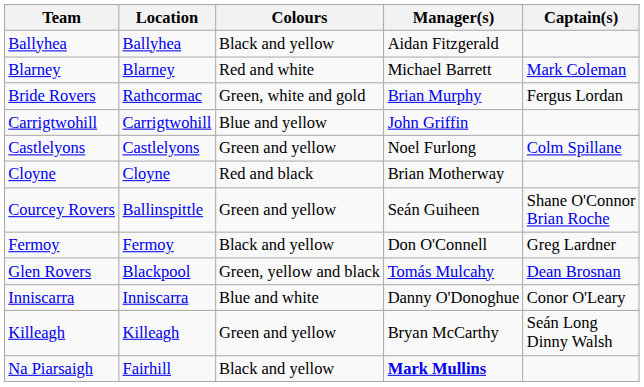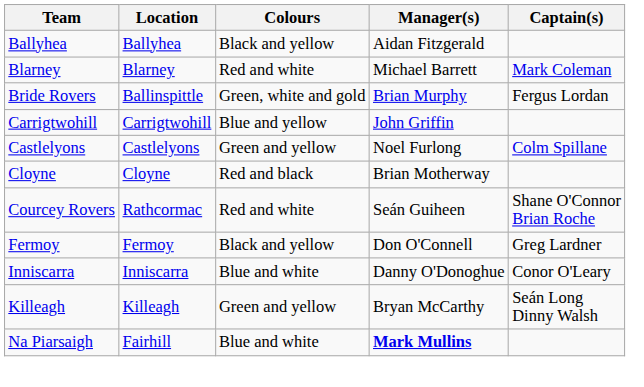(162, 95) Rathcormac -> (163, 95) Ballinspittle
(163, 209) Ballinspittle -> (162, 209) Rathcormac
(278, 209) Green and yellow -> (267, 209) Red and white
- row: (50, 271)
(277, 368) Black and yellow -> (269, 342) Blue and white
